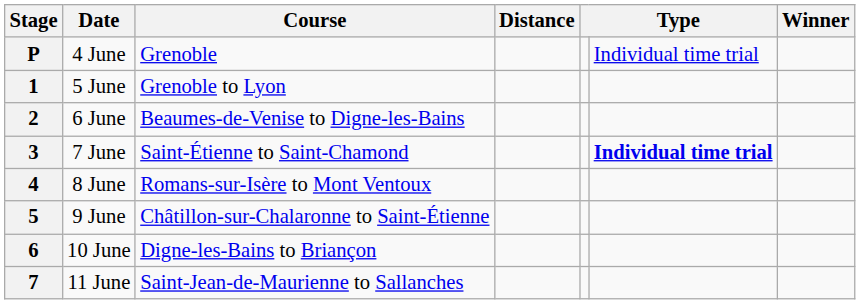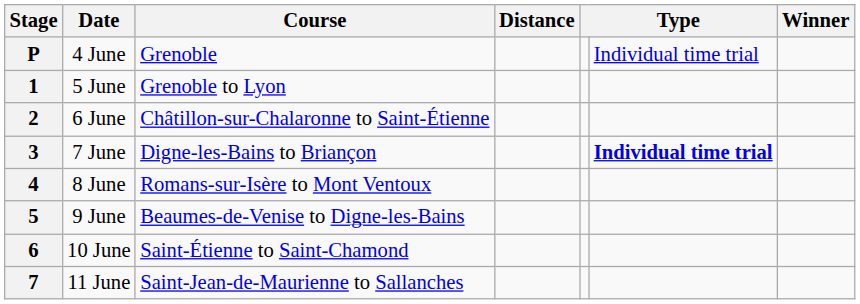(302, 119) Beaumes-de-Venise to Digne-les-Bains -> (315, 119) Châtillon-sur-Chalaronne to Saint-Étienne
(274, 151) Saint-Étienne to Saint-Chamond -> (258, 151) Digne-les-Bains to Briançon
(315, 217) Châtillon-sur-Chalaronne to Saint-Étienne -> (302, 217) Beaumes-de-Venise to Digne-les-Bains
(258, 250) Digne-les-Bains to Briançon -> (274, 250) Saint-Étienne to Saint-Chamond
